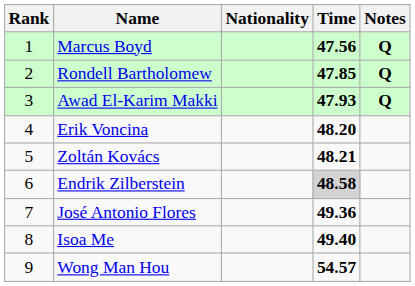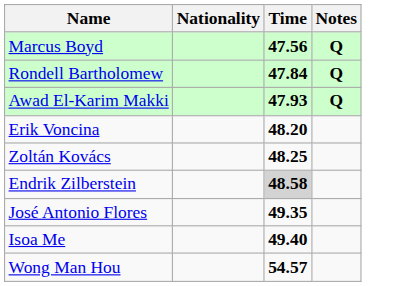- column: (29, 18)
(337, 73) 47.85 -> (288, 73) 47.84
(337, 156) 48.21 -> (288, 156) 48.25
(337, 211) 49.36 -> (288, 211) 49.35
